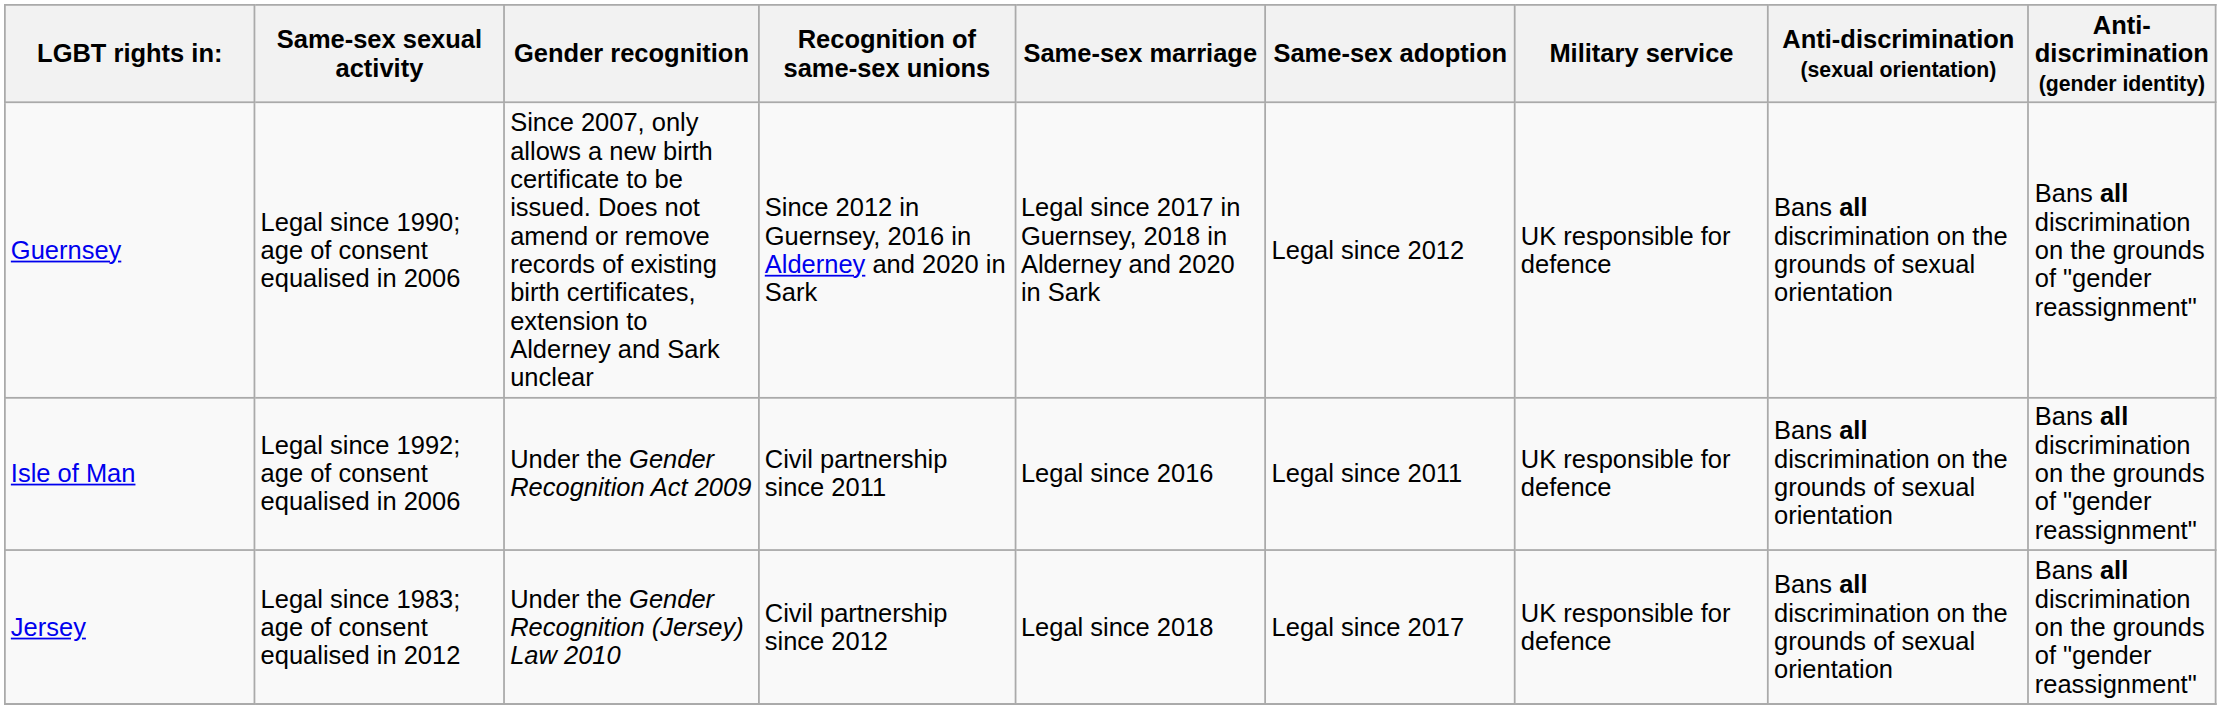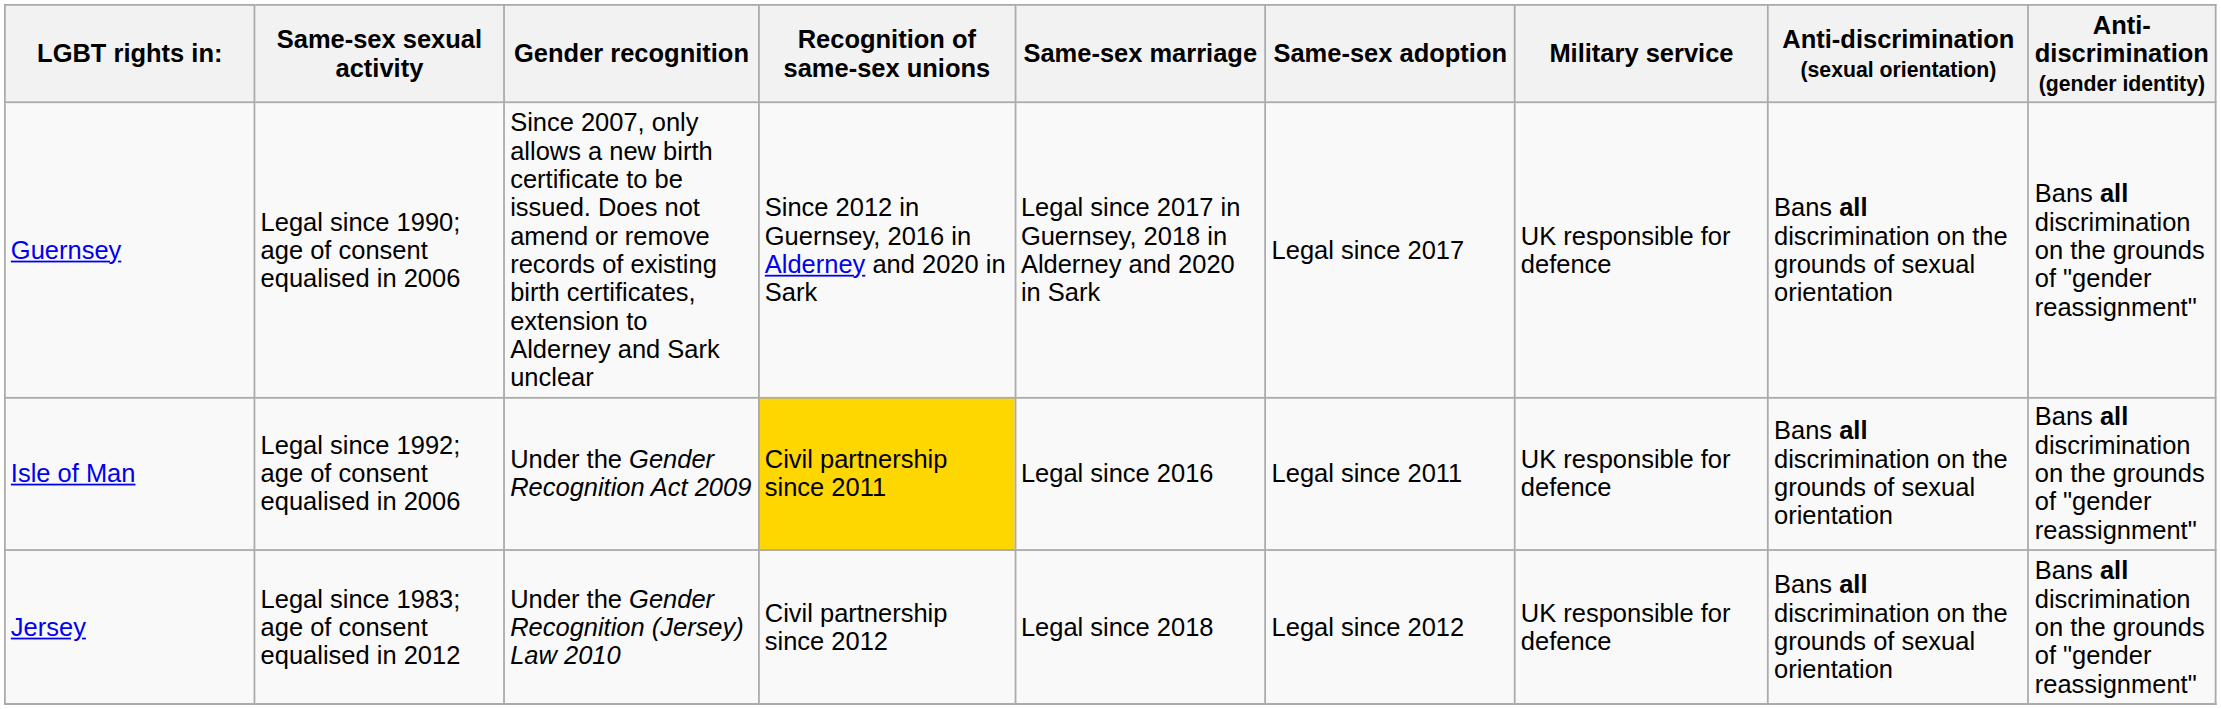(1368, 250) Legal since 2012 -> (1368, 250) Legal since 2017
(856, 474) no background -> (856, 474) gold background
(1368, 628) Legal since 2017 -> (1368, 628) Legal since 2012
